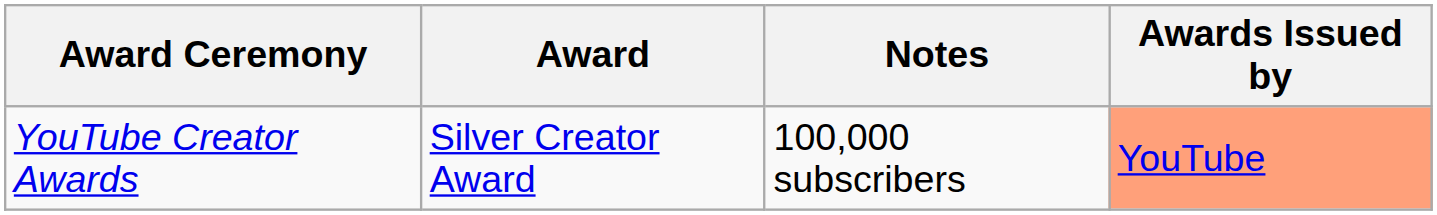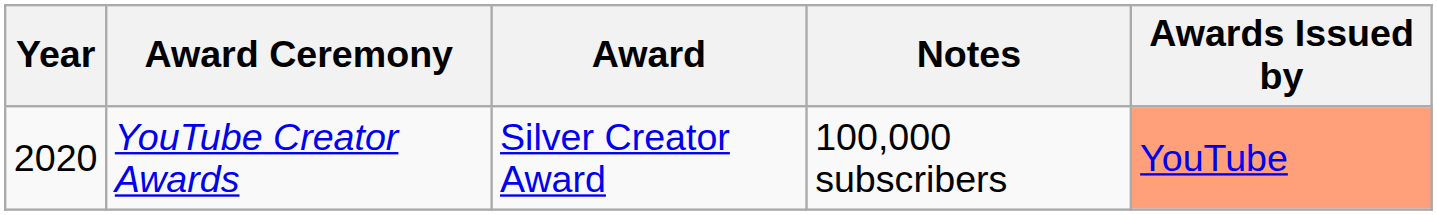+ column: (56, 55)
